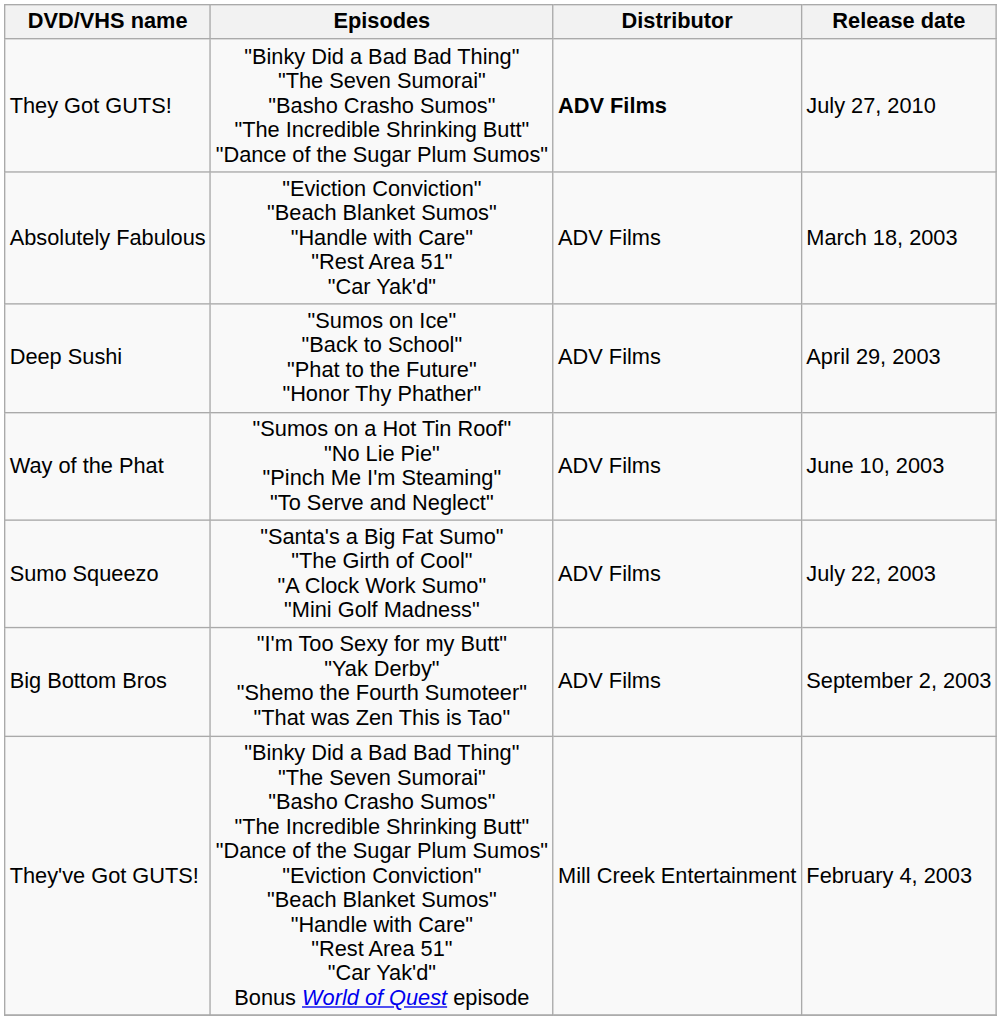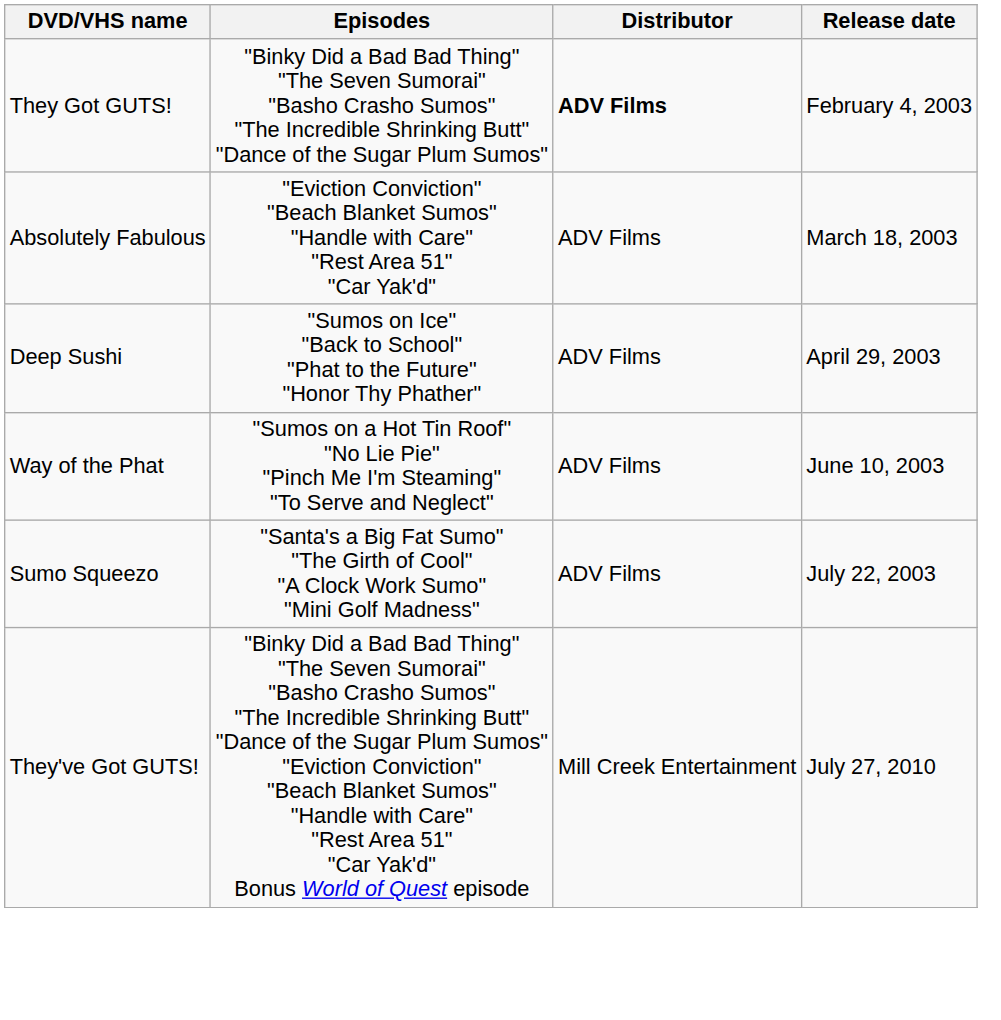(871, 105) July 27, 2010 -> (889, 105) February 4, 2003
- row: (88, 681)
(889, 875) February 4, 2003 -> (871, 767) July 27, 2010
